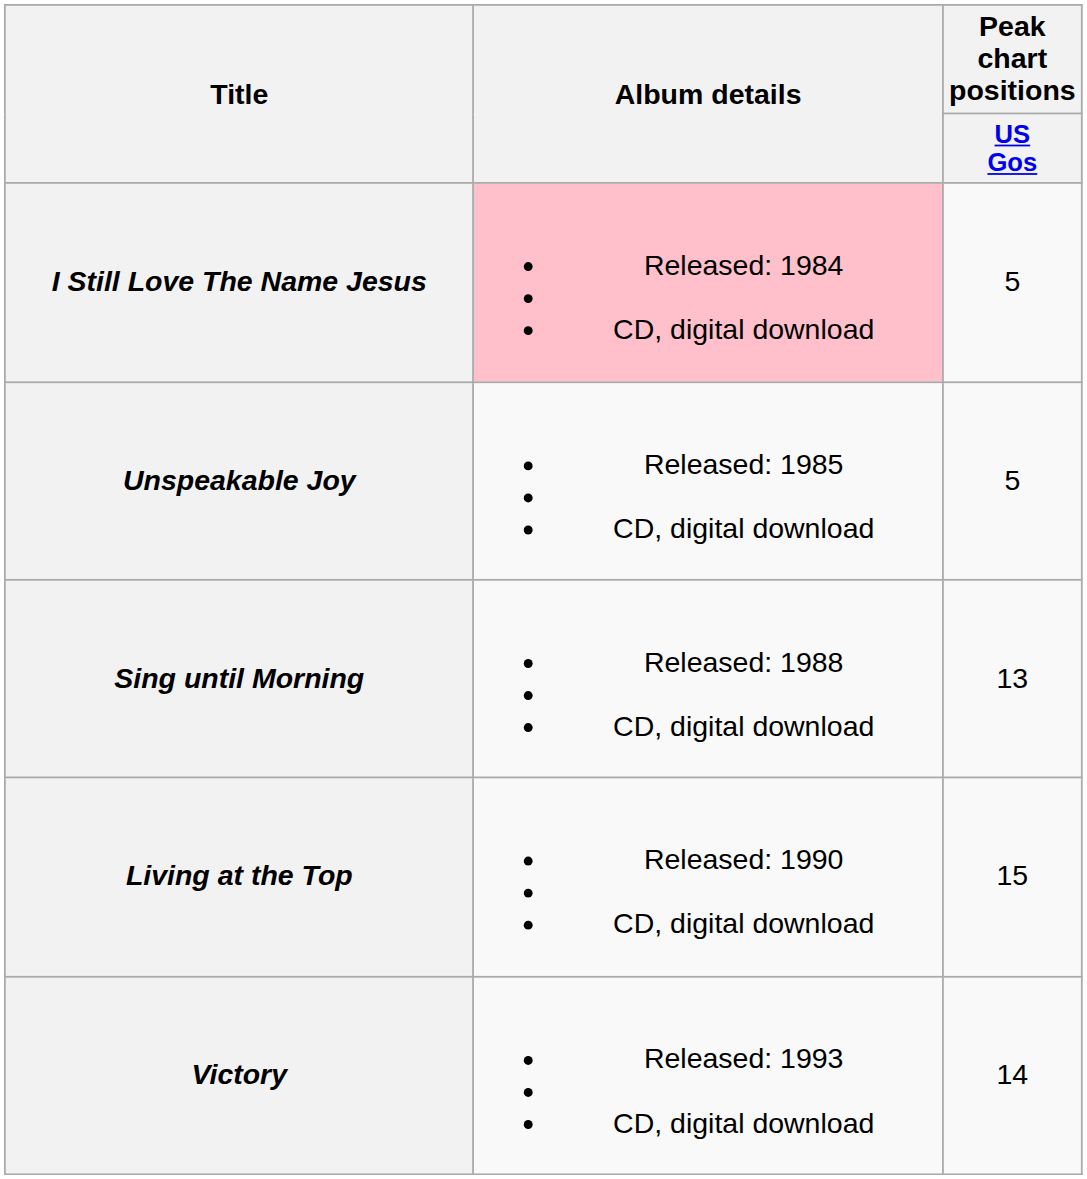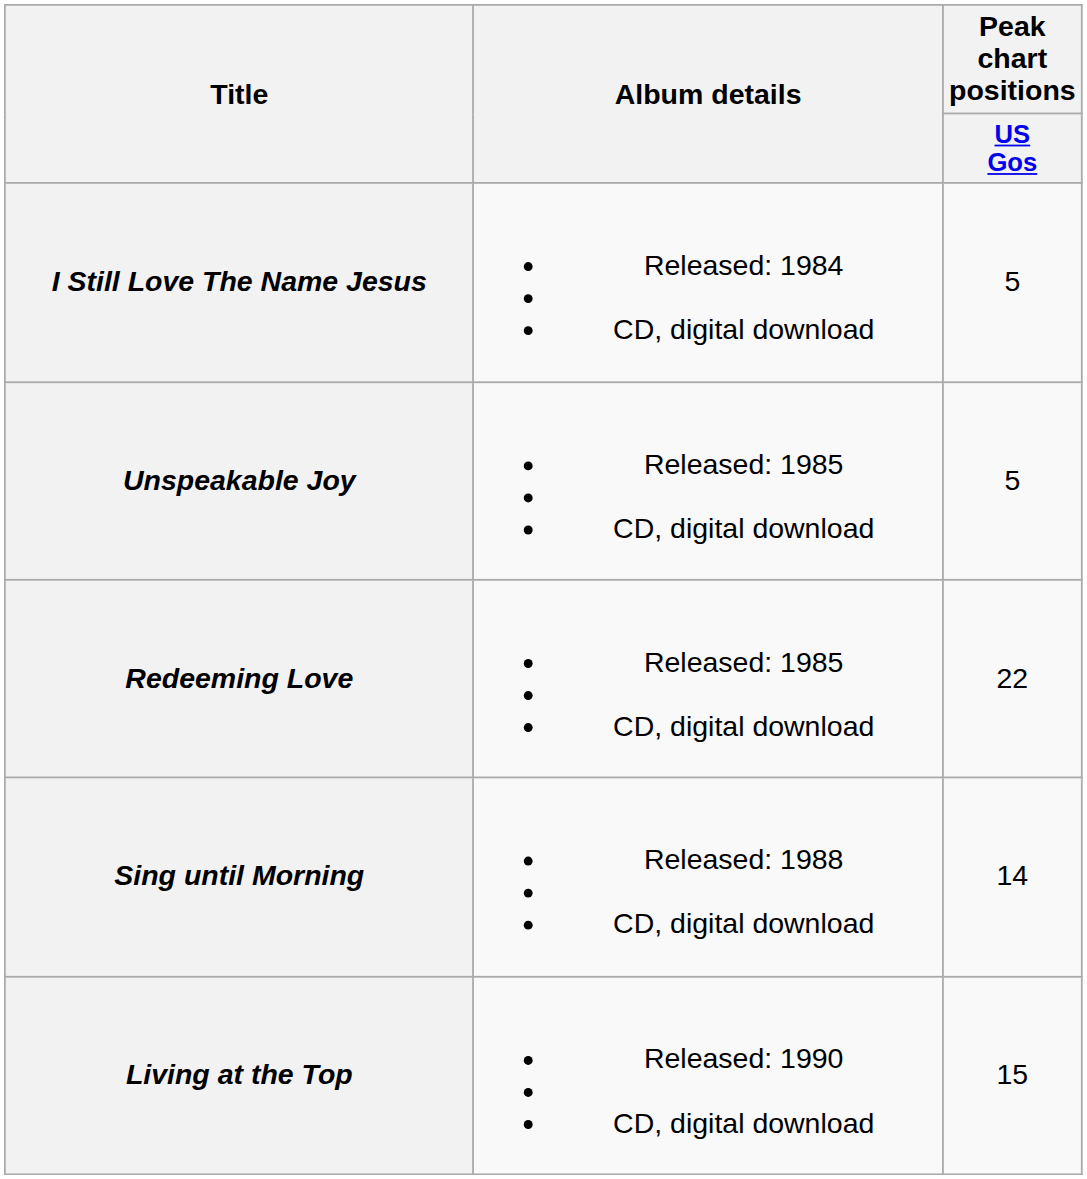(708, 298) pink background -> (708, 298) no background
+ row: (239, 678)
(1012, 678) 13 -> (1012, 876) 14
- row: (239, 1074)
